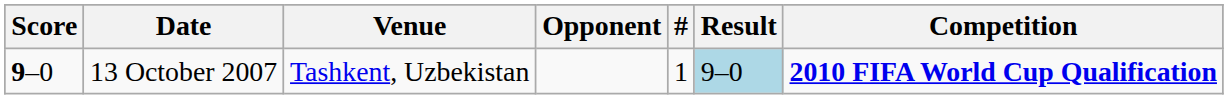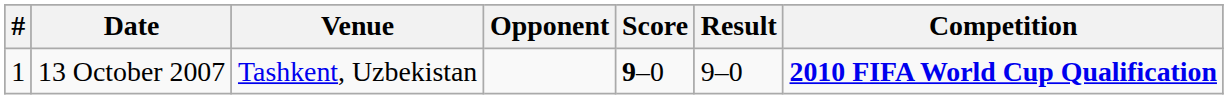columns swapped: (681, 26) <-> (44, 26)
(722, 70) lightblue background -> (722, 70) no background
